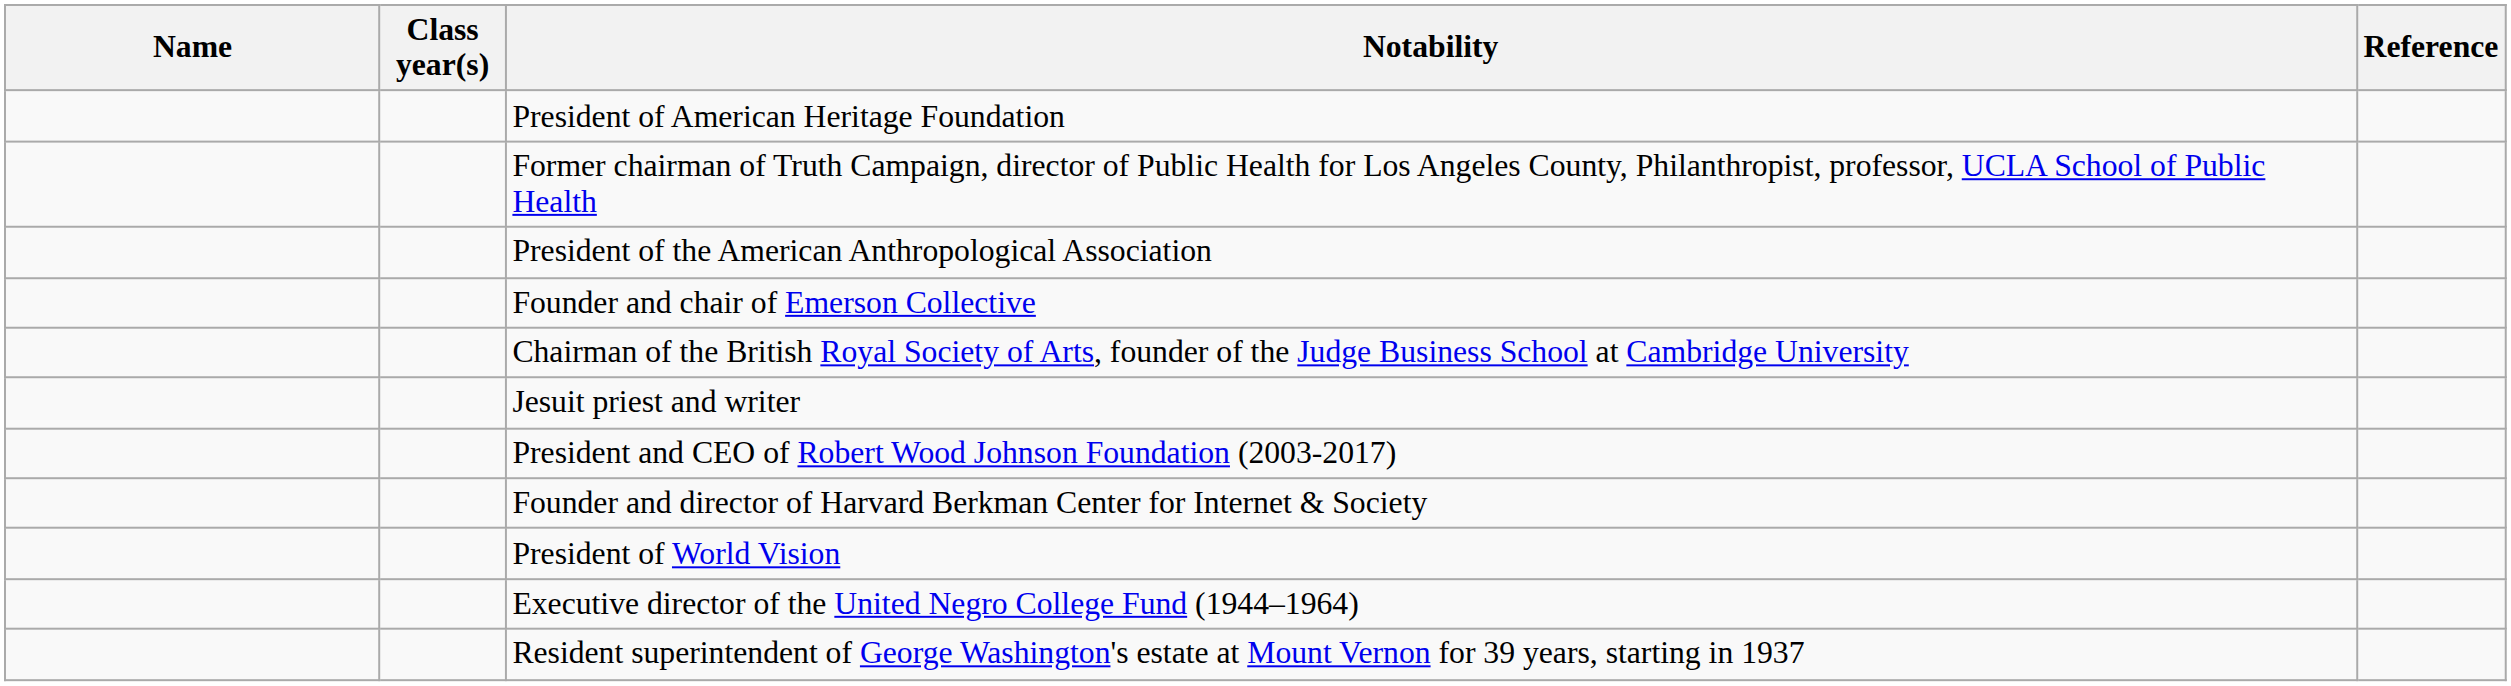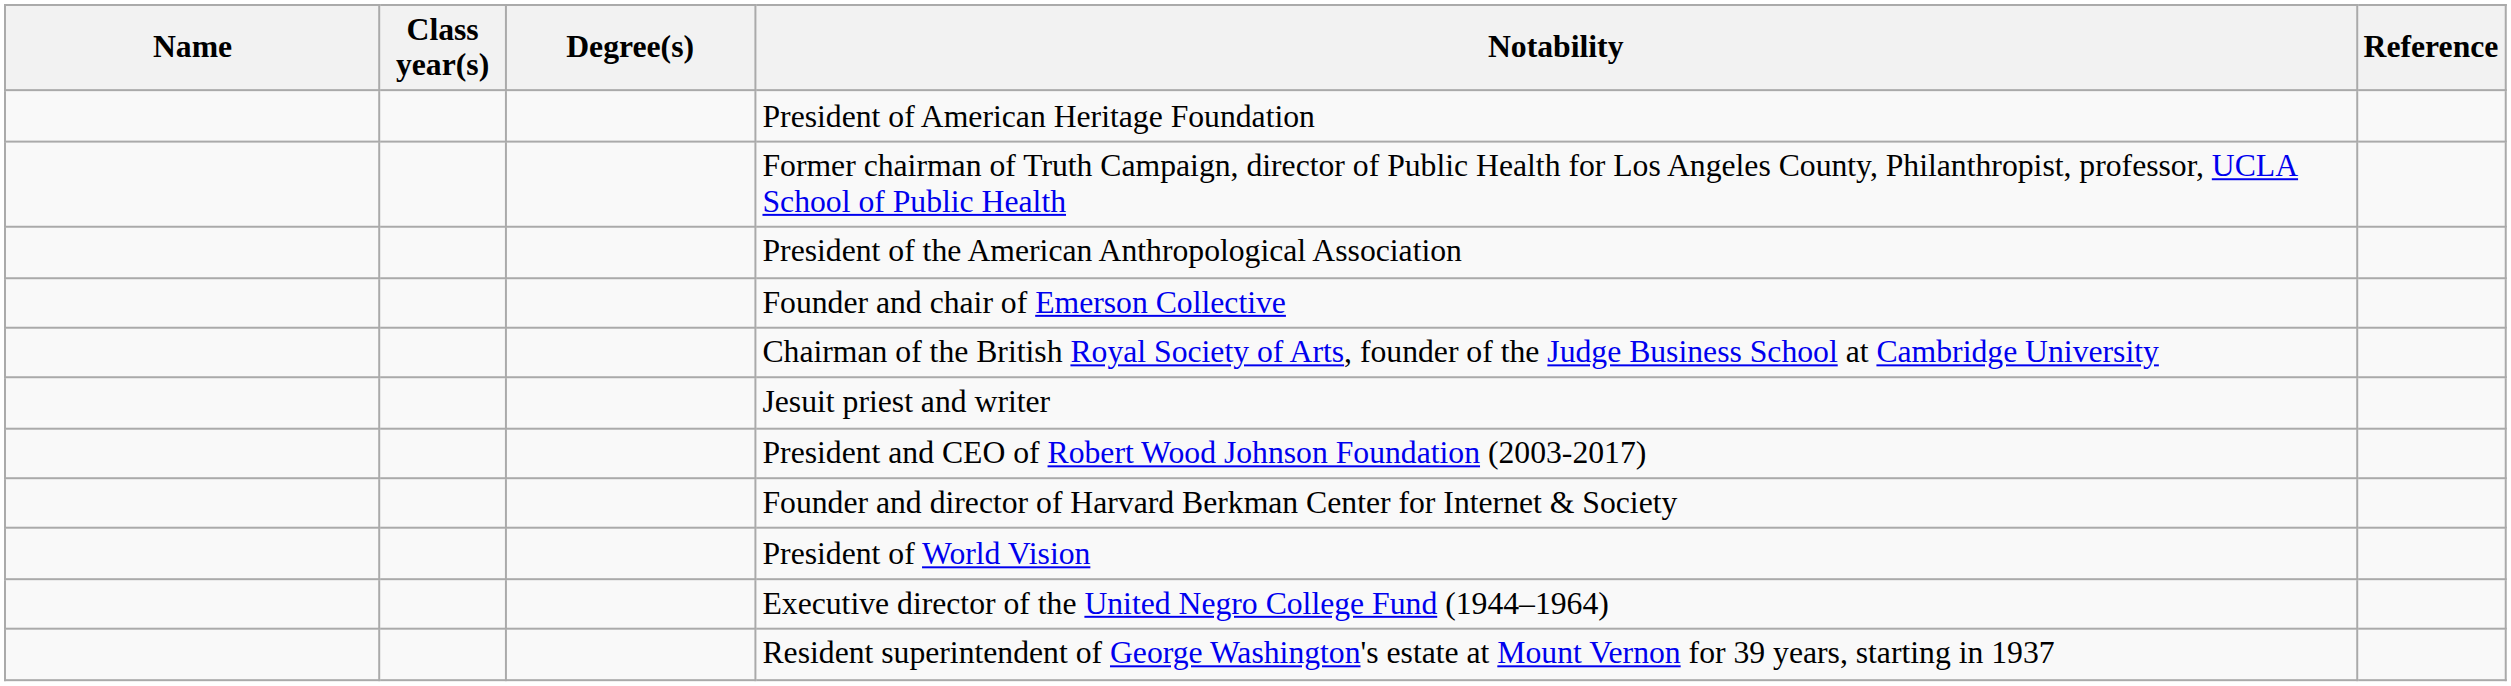+ column: (630, 47)
